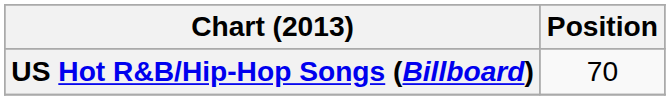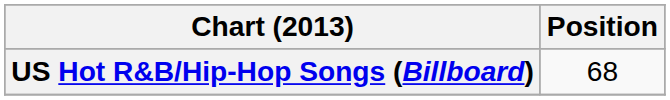(602, 71) 70 -> (602, 71) 68
